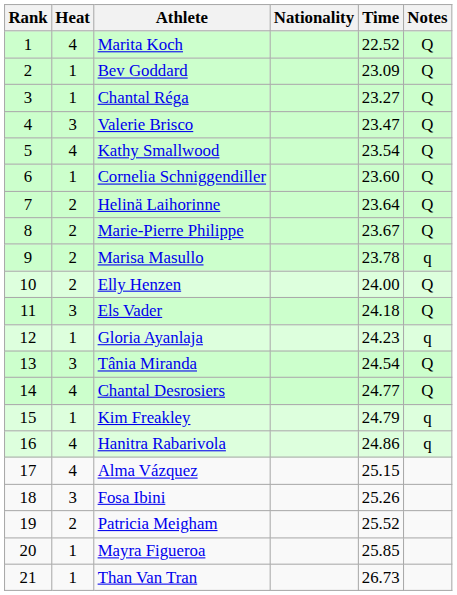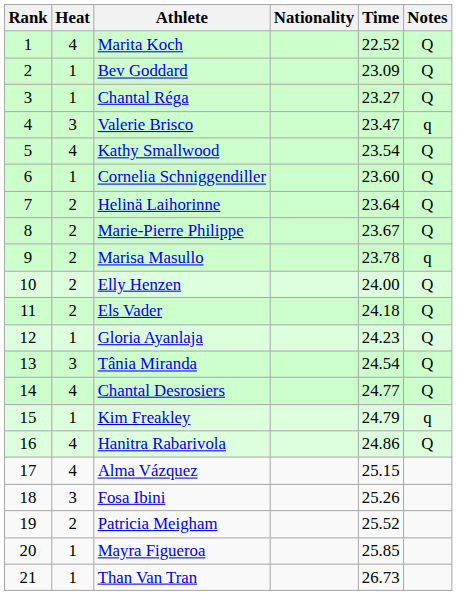(427, 124) Q -> (427, 124) q
(73, 310) 3 -> (73, 310) 2
(427, 337) q -> (427, 337) Q
(427, 444) q -> (427, 444) Q
